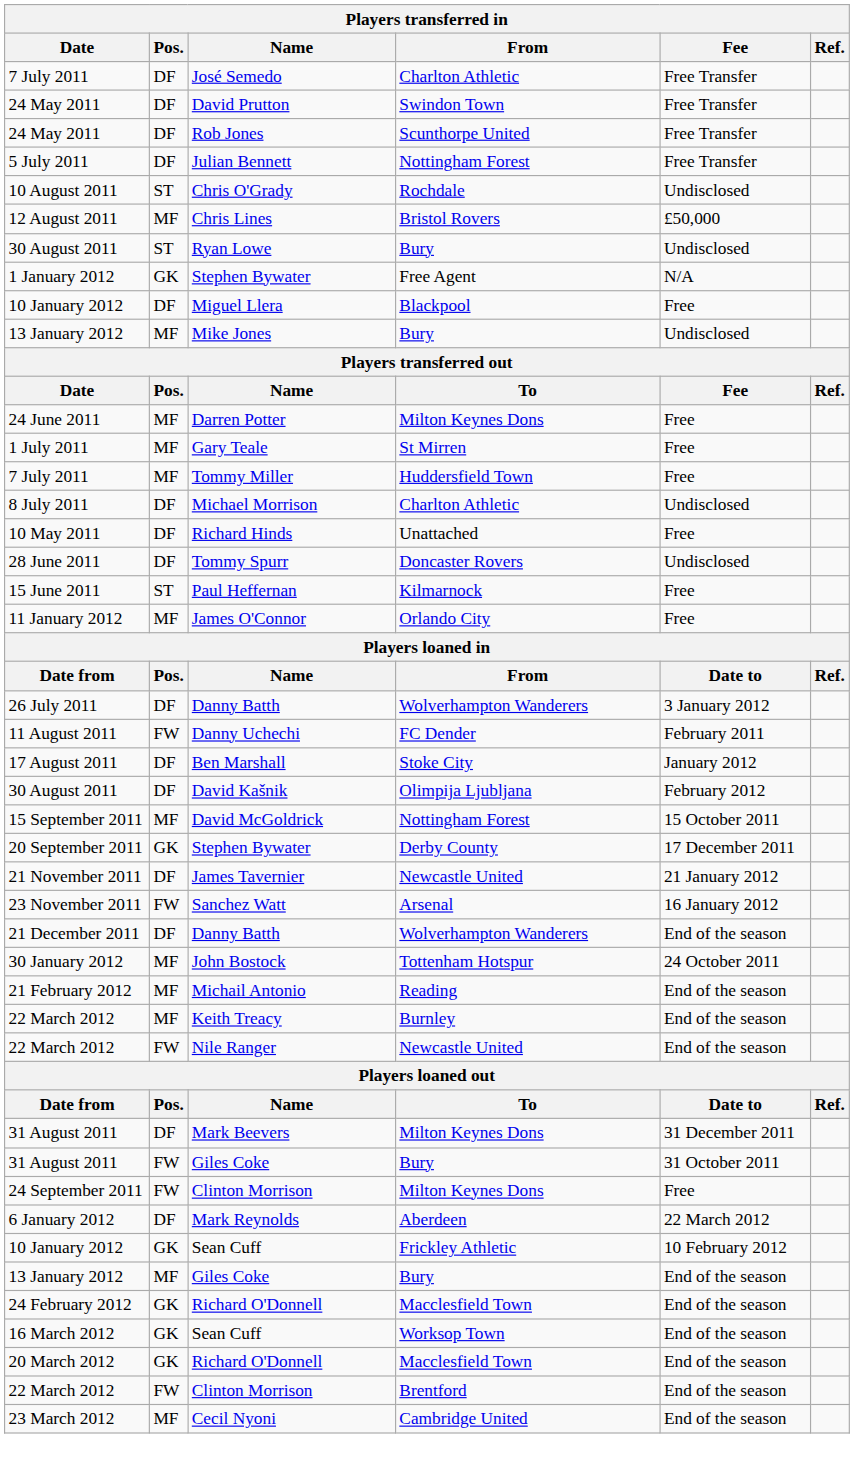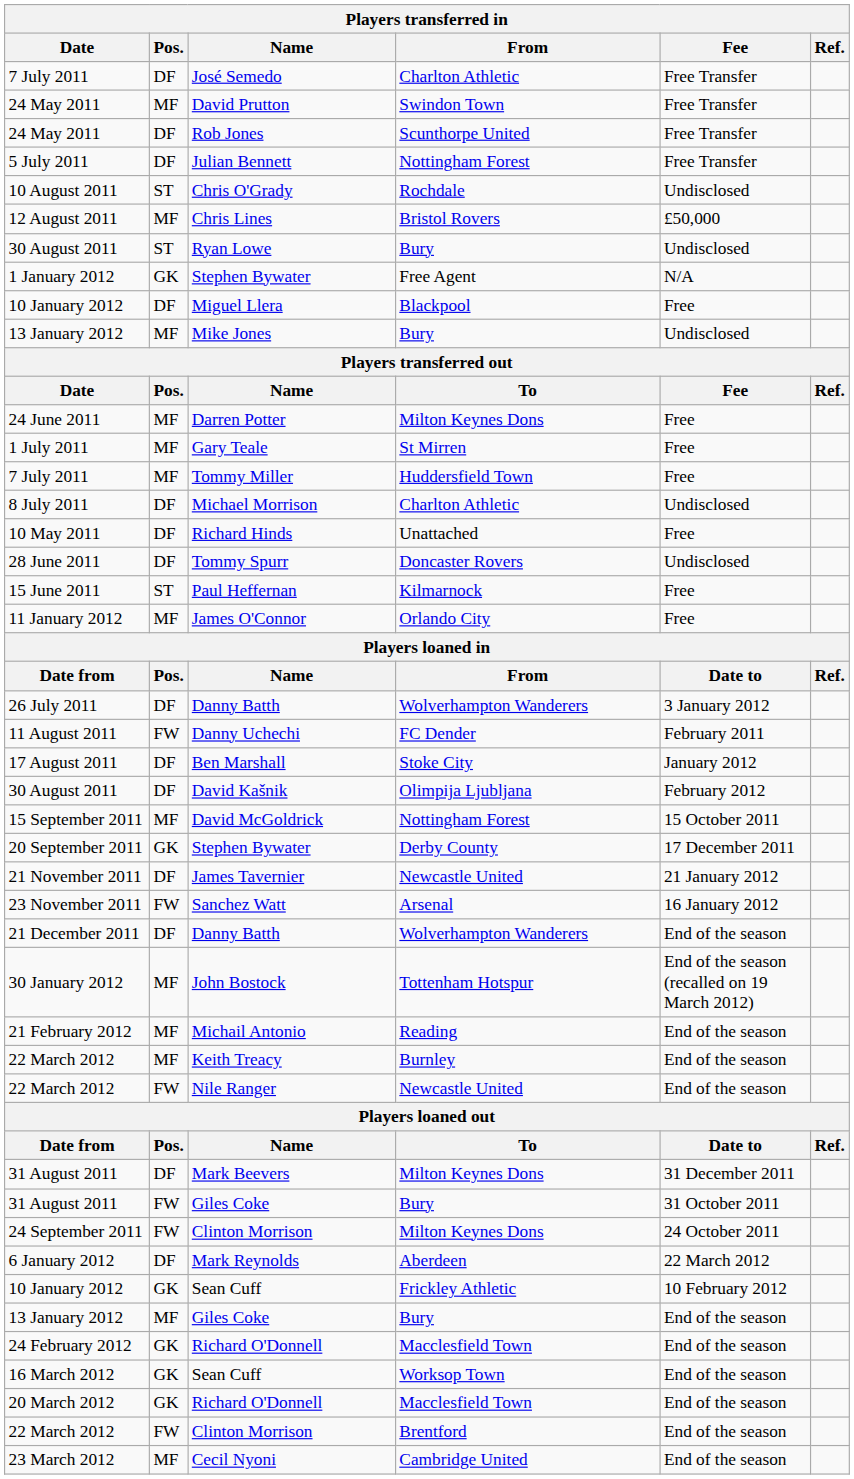(165, 104) DF -> (166, 104) MF
(722, 961) 24 October 2011 -> (725, 982) End of the season (recalled on 19 March 2012)
(679, 1190) Free -> (722, 1231) 24 October 2011
